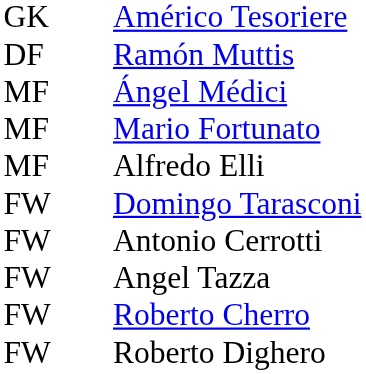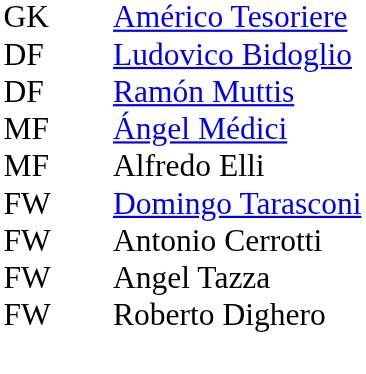+ row: (233, 54)
- row: (217, 128)
- row: (211, 314)
